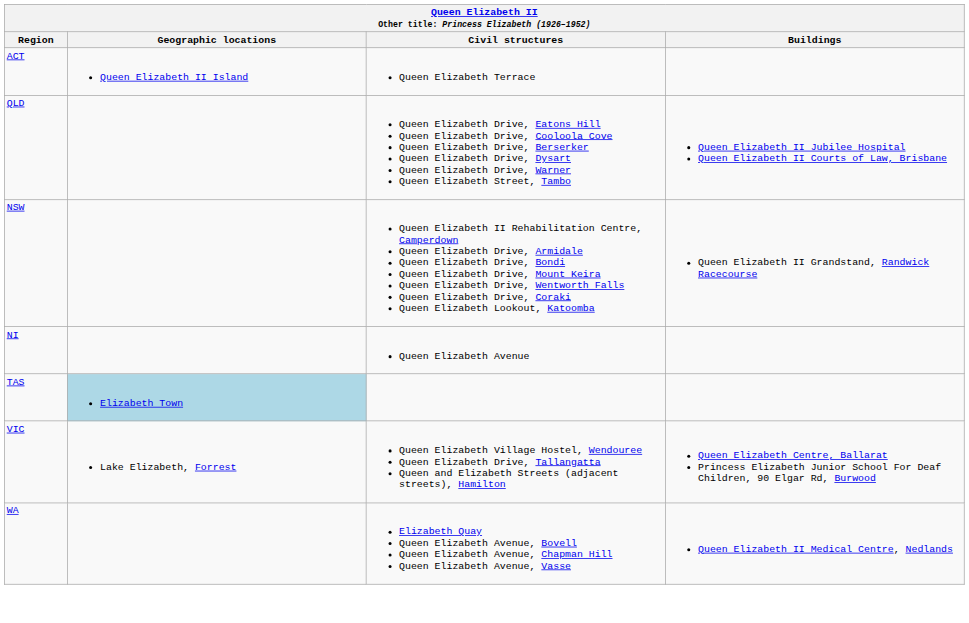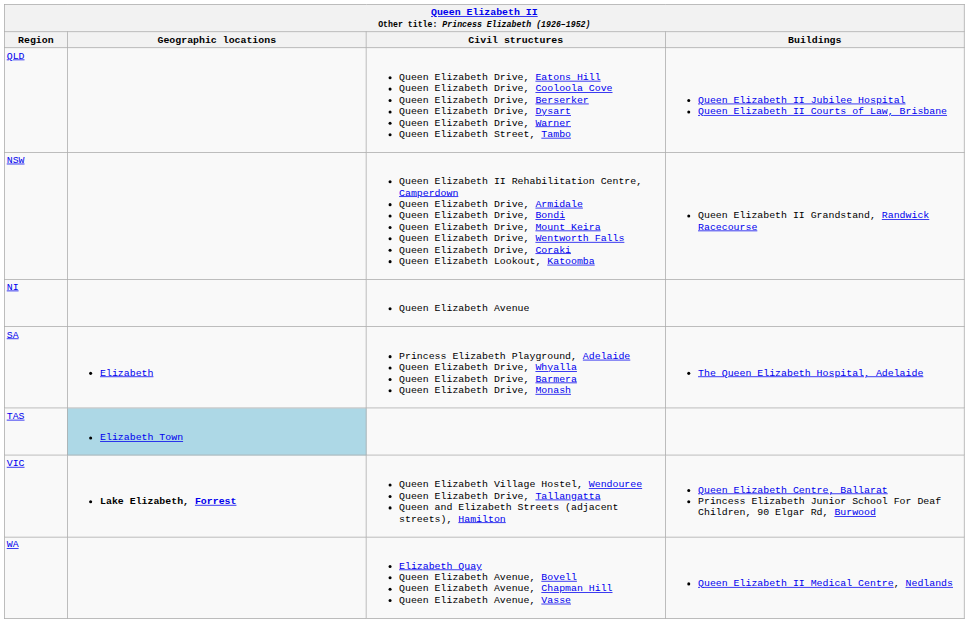- row: (16, 56)
+ row: (13, 335)
(217, 468) normal -> (217, 502) bold
